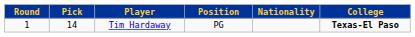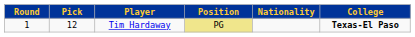(72, 25) 14 -> (72, 25) 12
(219, 25) no background -> (219, 25) khaki background
